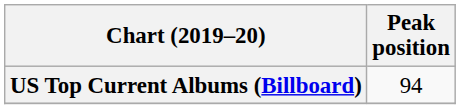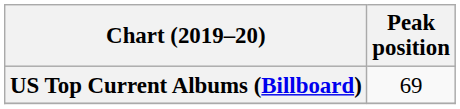(411, 84) 94 -> (411, 84) 69
